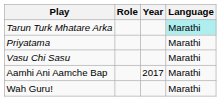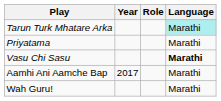columns swapped: (153, 12) <-> (127, 12)
(184, 58) normal -> (185, 58) bold
